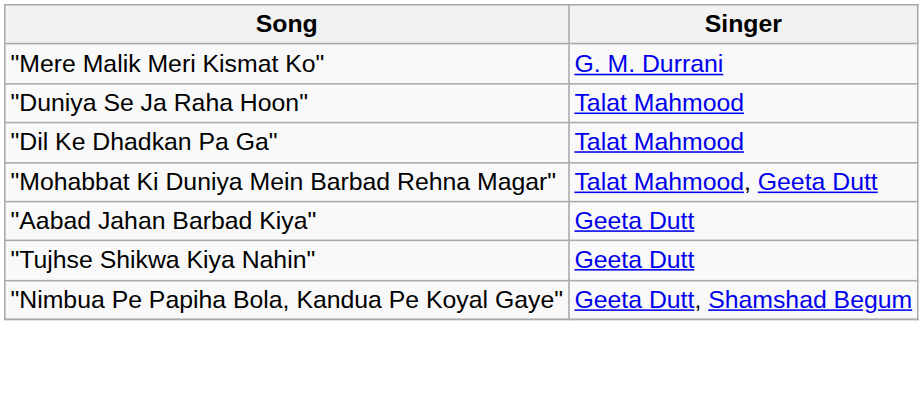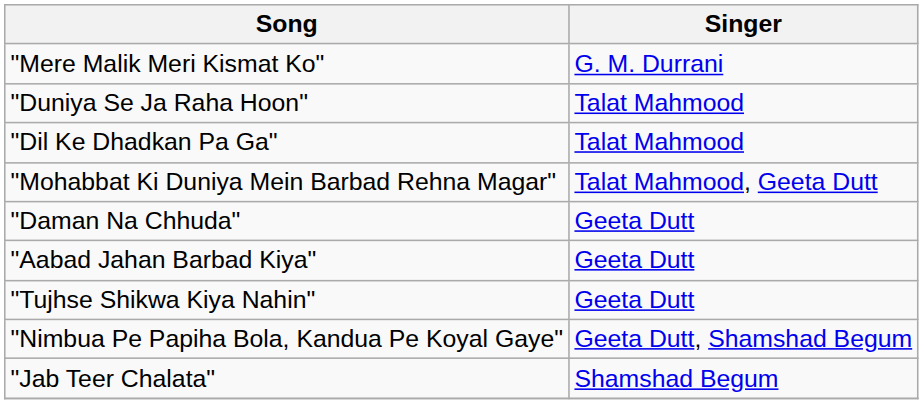+ row: (125, 220)
+ row: (113, 378)
